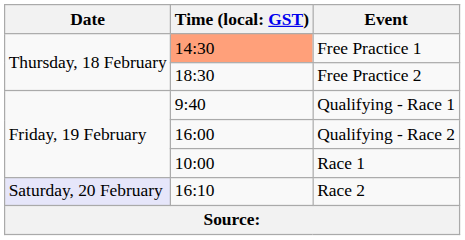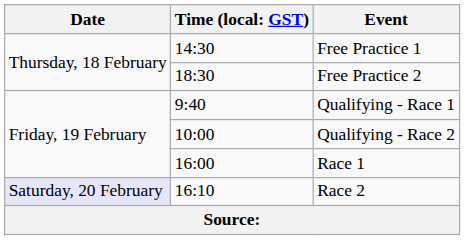(195, 47) lightsalmon background -> (195, 47) no background
(195, 134) 16:00 -> (195, 134) 10:00
(195, 162) 10:00 -> (195, 162) 16:00
